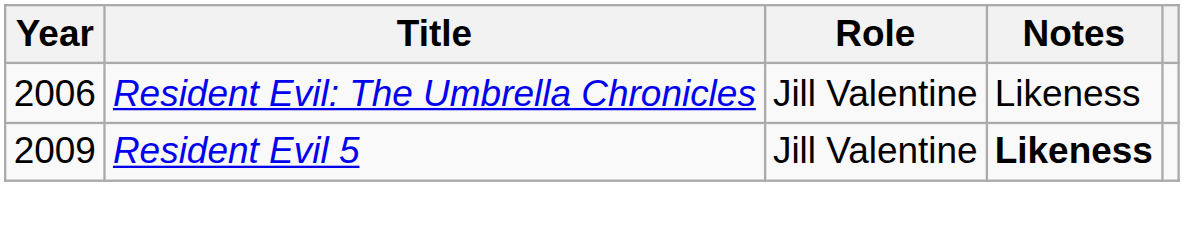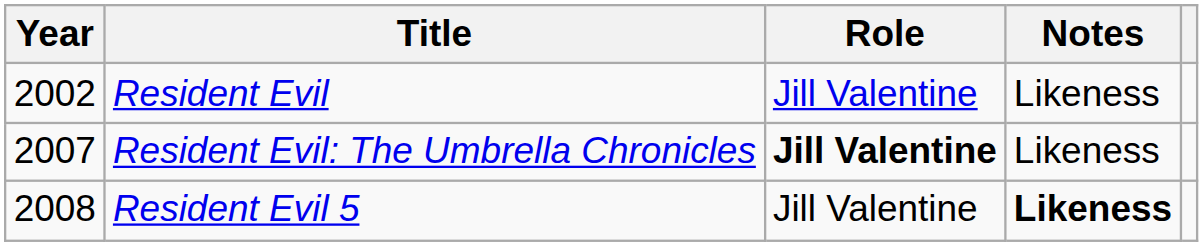+ row: (221, 92)
(55, 92) 2006 -> (55, 151) 2007
(875, 92) normal -> (885, 151) bold
(55, 151) 2009 -> (55, 209) 2008
